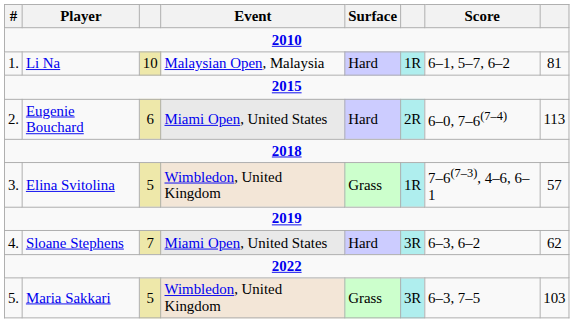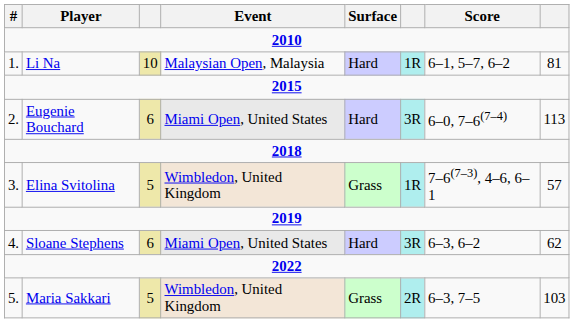(413, 119) 2R -> (413, 119) 3R
(150, 242) 7 -> (150, 242) 6
(413, 298) 3R -> (413, 298) 2R
